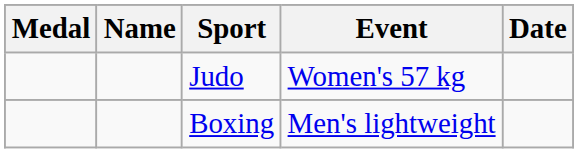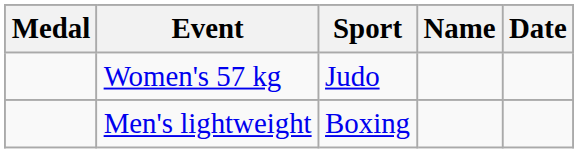columns swapped: (140, 28) <-> (392, 28)
